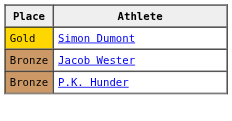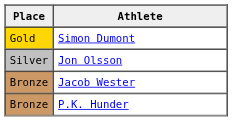+ row: (90, 60)
